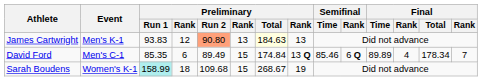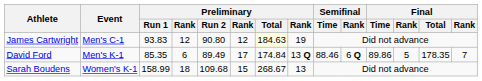(103, 40) Men's K-1 -> (103, 40) Men's C-1
(214, 40) lightsalmon background -> (214, 40) no background
(243, 40) 13 -> (243, 40) 12
(301, 40) 13 -> (301, 40) 19
(103, 55) Men's C-1 -> (103, 55) Men's K-1
(243, 55) 15 -> (243, 55) 17
(327, 55) 85.46 -> (327, 55) 88.46
(380, 55) 89.89 -> (380, 55) 89.86
(406, 55) 4 -> (406, 55) 5
(435, 55) 178.34 -> (435, 55) 178.35
(156, 69) paleturquoise background -> (156, 69) no background
(301, 69) 19 -> (301, 69) 13
